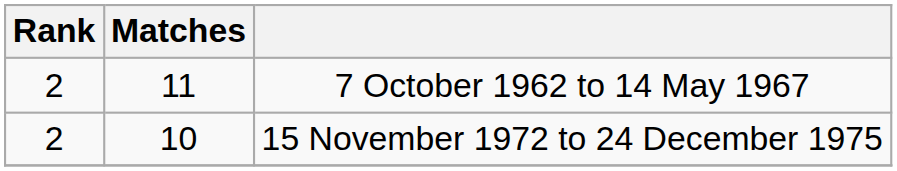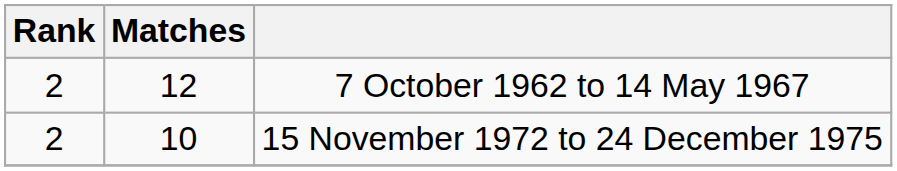(178, 84) 11 -> (178, 84) 12
